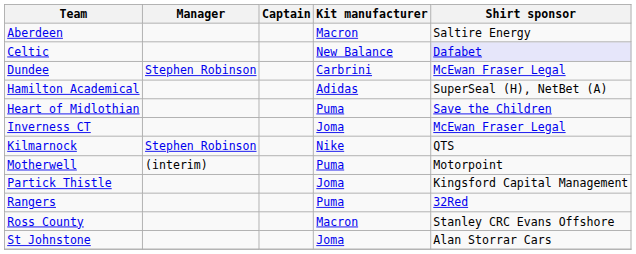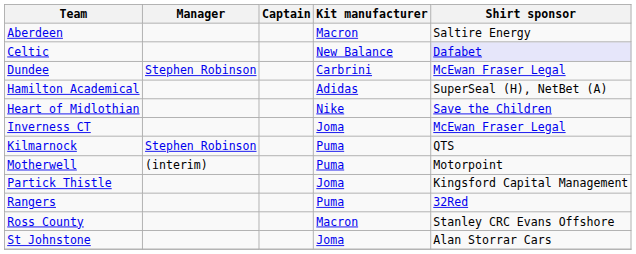(330, 108) Puma -> (330, 108) Nike
(330, 146) Nike -> (330, 146) Puma
